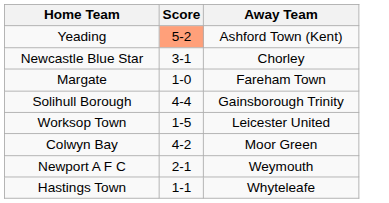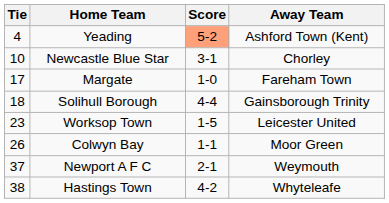+ column: (17, 15)
(181, 144) 4-2 -> (207, 144) 1-1
(181, 187) 1-1 -> (207, 187) 4-2
